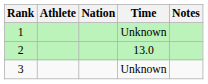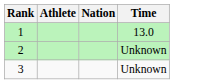- column: (186, 13)
(144, 32) Unknown -> (144, 32) 13.0
(144, 50) 13.0 -> (144, 50) Unknown
